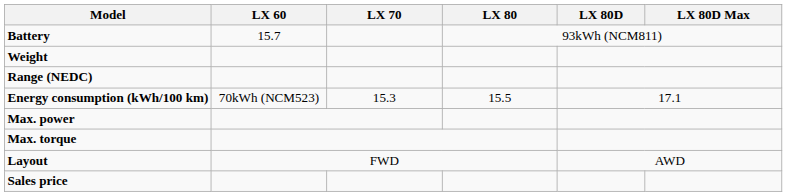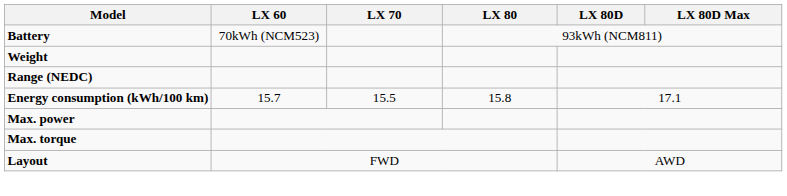(269, 35) 15.7 -> (269, 35) 70kWh (NCM523)
(269, 98) 70kWh (NCM523) -> (269, 98) 15.7
(384, 98) 15.3 -> (384, 98) 15.5
(500, 98) 15.5 -> (500, 98) 15.8
- row: (37, 181)
